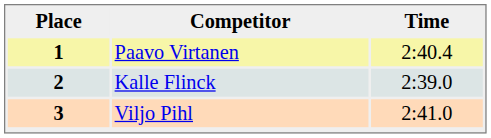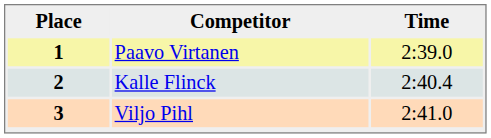(427, 52) 2:40.4 -> (427, 52) 2:39.0
(427, 82) 2:39.0 -> (427, 82) 2:40.4
